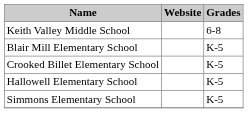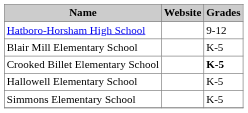+ row: (76, 30)
- row: (68, 30)
(215, 64) normal -> (215, 64) bold
